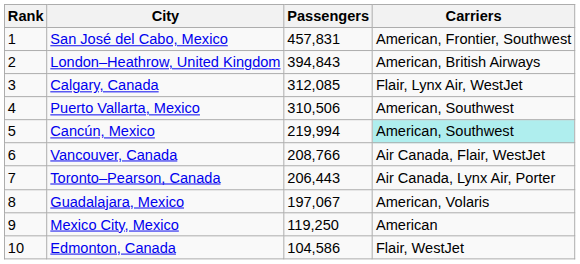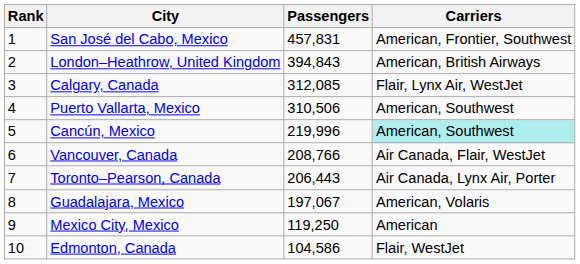(314, 132) 219,994 -> (314, 132) 219,996
